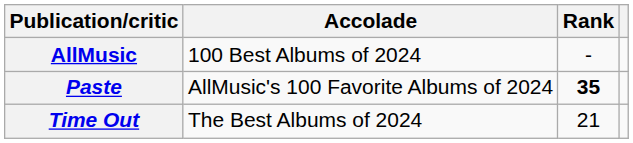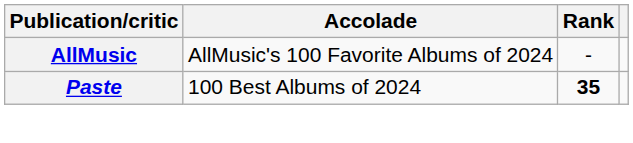(305, 54) 100 Best Albums of 2024 -> (371, 54) AllMusic's 100 Favorite Albums of 2024
(371, 87) AllMusic's 100 Favorite Albums of 2024 -> (305, 87) 100 Best Albums of 2024
- row: (94, 120)
